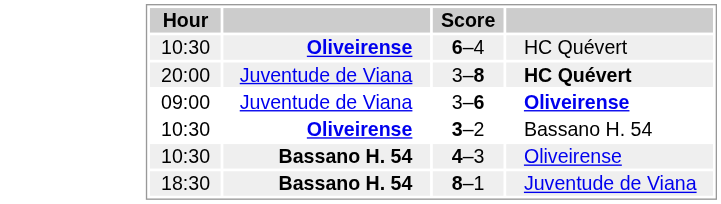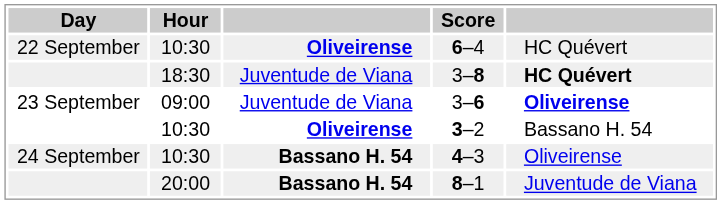+ column: (78, 20)
(186, 75) 20:00 -> (186, 75) 18:30
(186, 184) 18:30 -> (186, 184) 20:00
